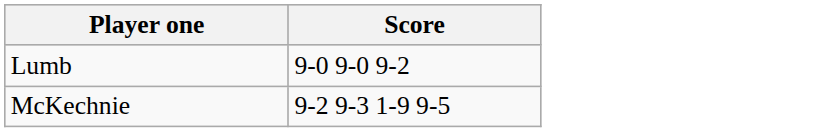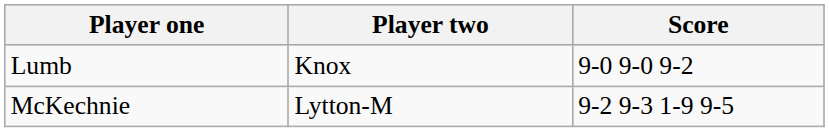+ column: (430, 24)
